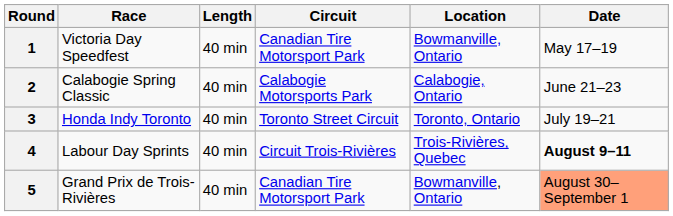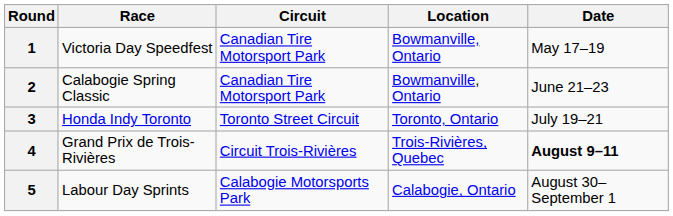- column: (227, 16)
(316, 87) Calabogie Motorsports Park -> (273, 87) Canadian Tire Motorsport Park
(449, 87) Calabogie, Ontario -> (436, 87) Bowmanville, Ontario
(125, 150) Labour Day Sprints -> (128, 150) Grand Prix de Trois-Rivières
(128, 190) Grand Prix de Trois-Rivières -> (125, 190) Labour Day Sprints
(312, 190) Canadian Tire Motorsport Park -> (294, 190) Calabogie Motorsports Park
(457, 190) Bowmanville, Ontario -> (454, 190) Calabogie, Ontario
(586, 190) lightsalmon background -> (574, 190) no background
